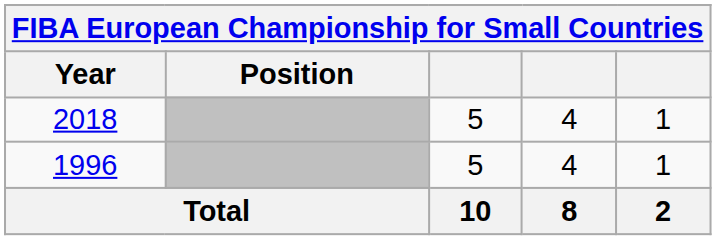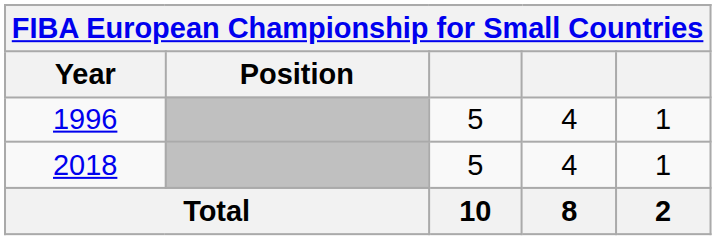rows swapped: (85, 165) <-> (85, 120)
